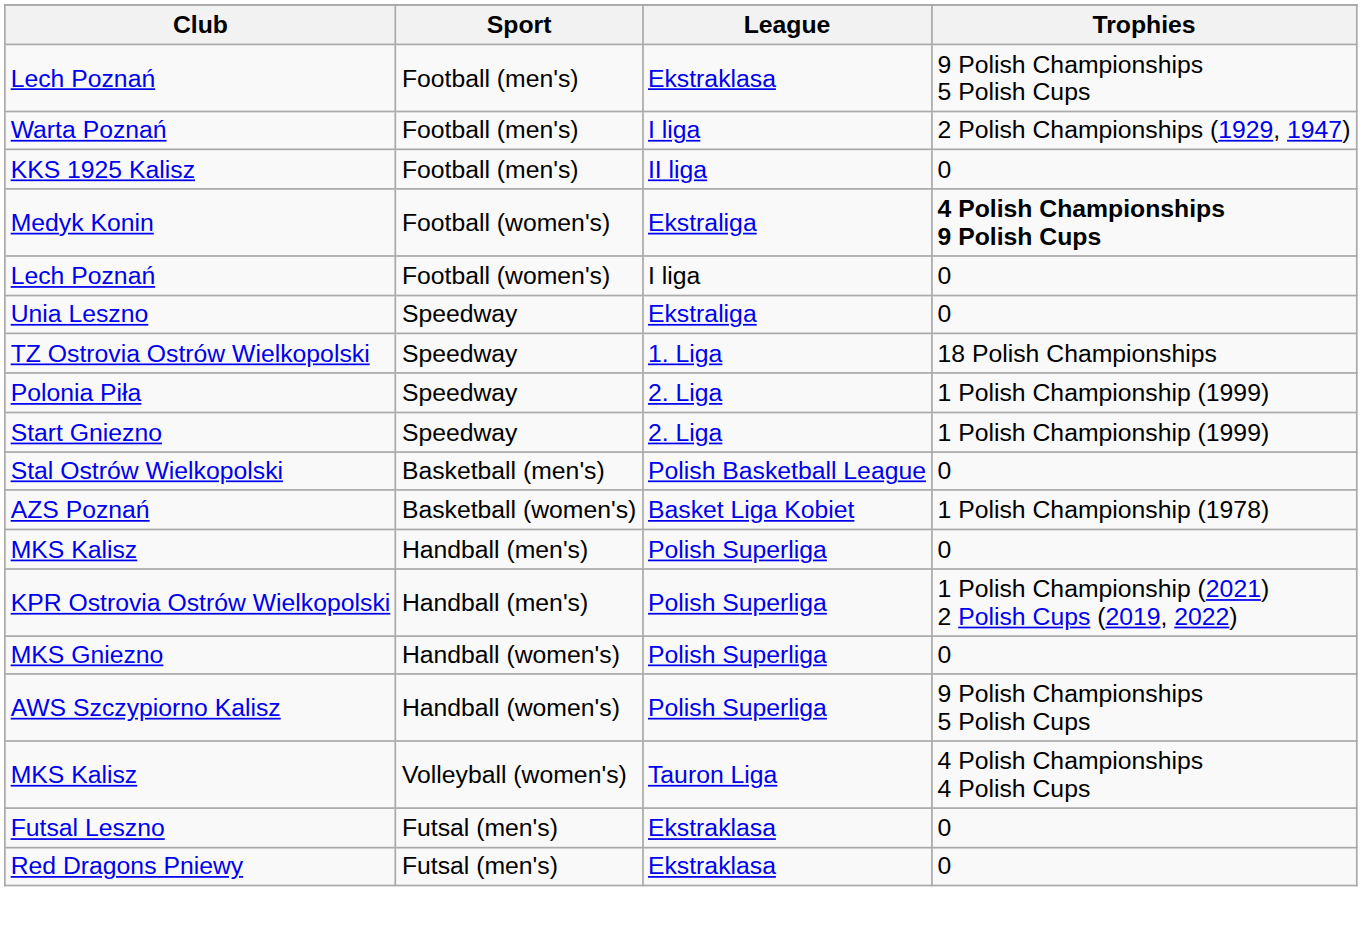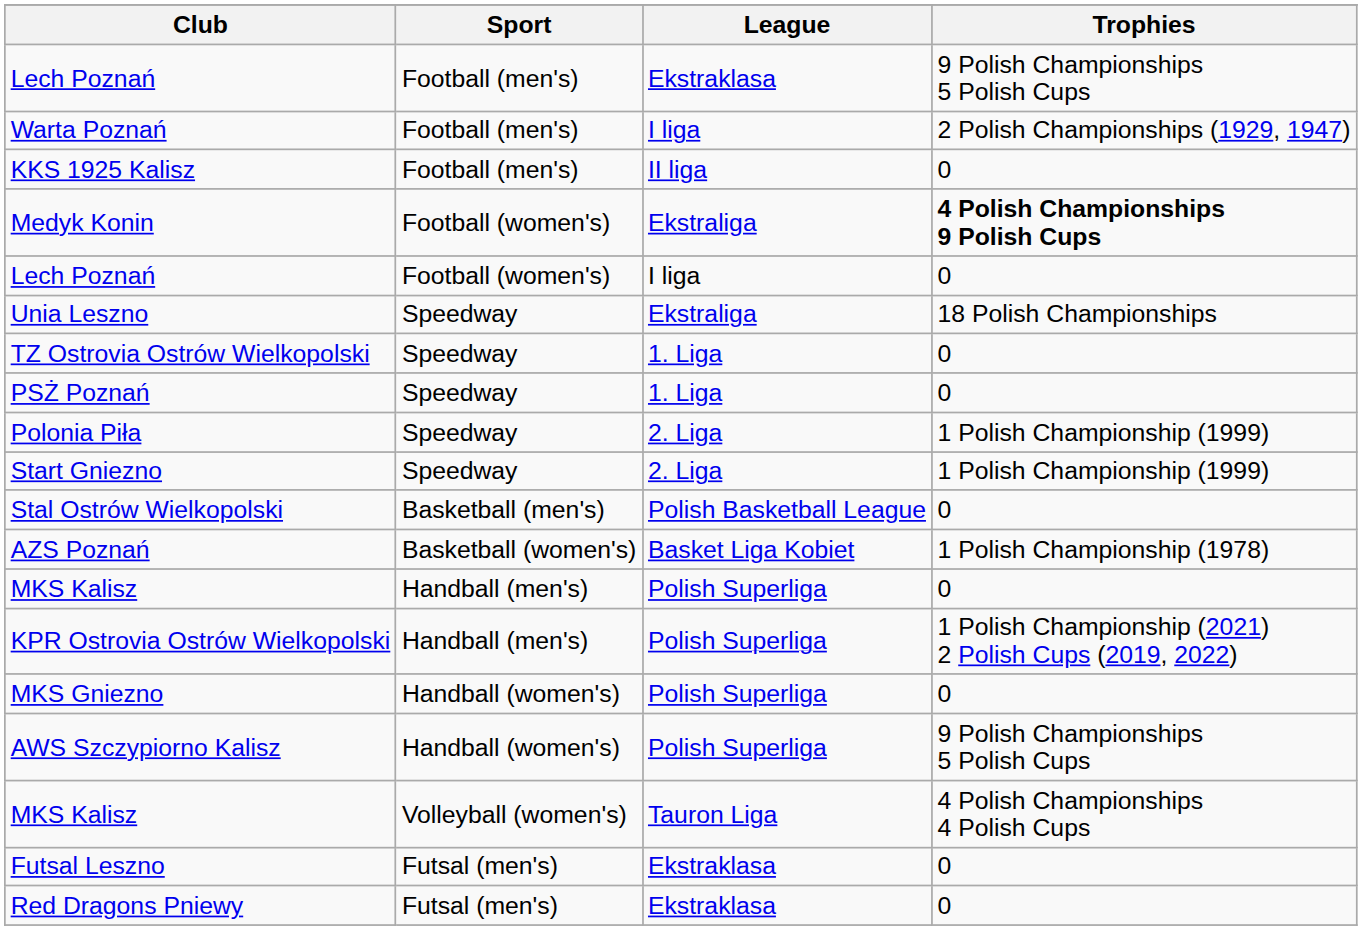(944, 315) 0 -> (1077, 315) 18 Polish Championships
(1077, 354) 18 Polish Championships -> (944, 354) 0
+ row: (80, 393)
